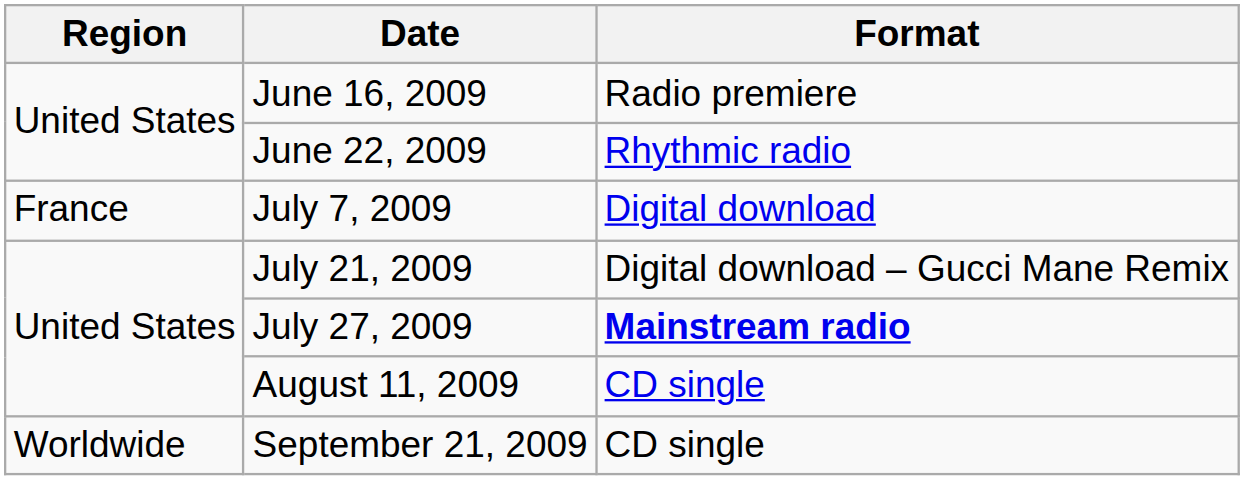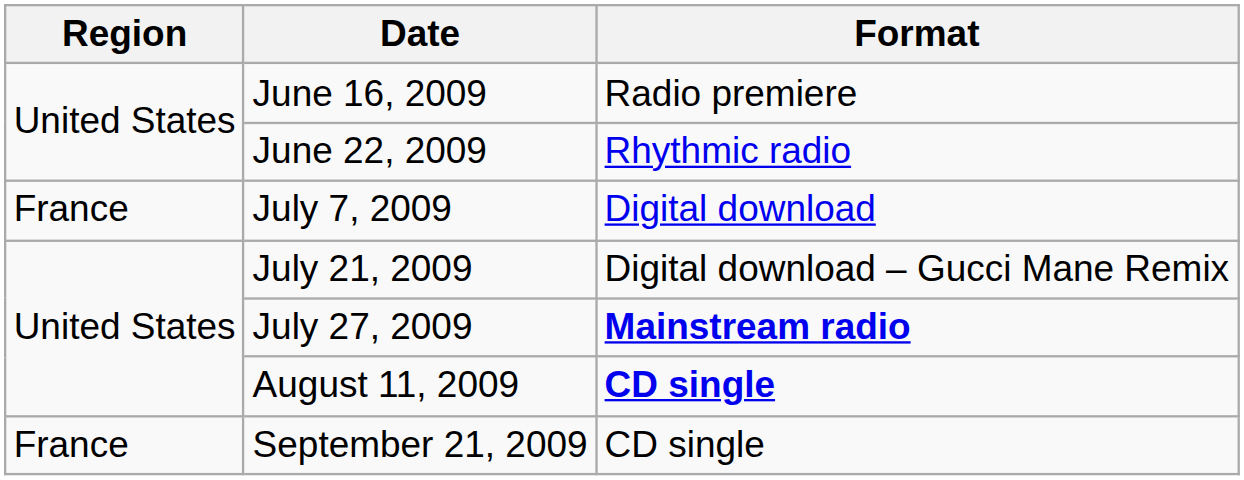(685, 385) normal -> (690, 385) bold
(100, 444) Worldwide -> (71, 444) France
